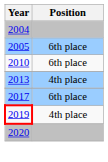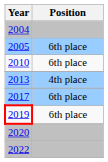(68, 114) 4th place -> (68, 114) 6th place
+ row: (19, 149)
